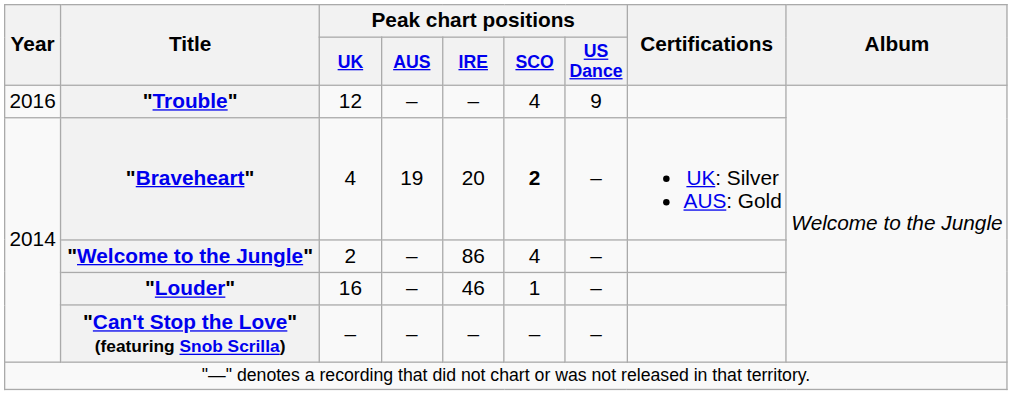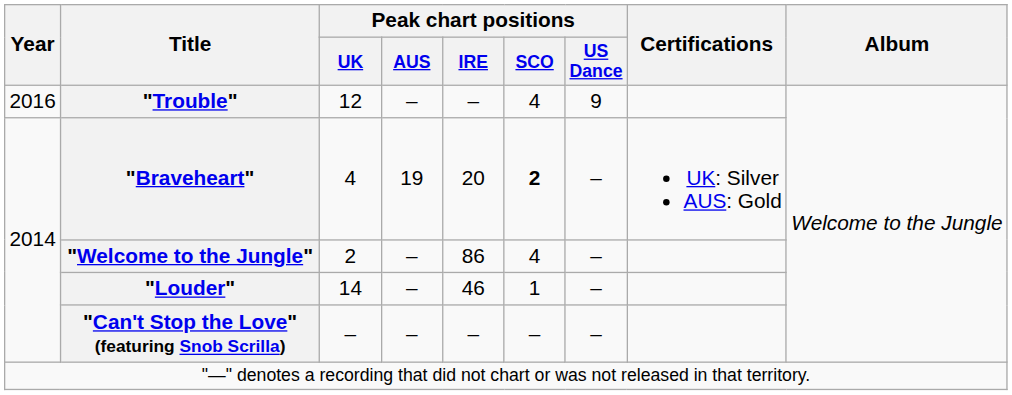(350, 288) 16 -> (350, 288) 14
